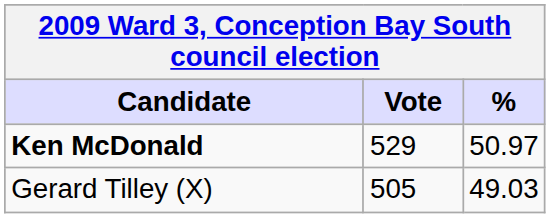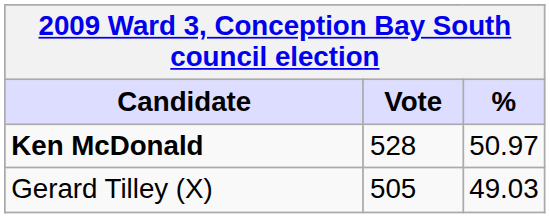(393, 145) 529 -> (393, 145) 528
